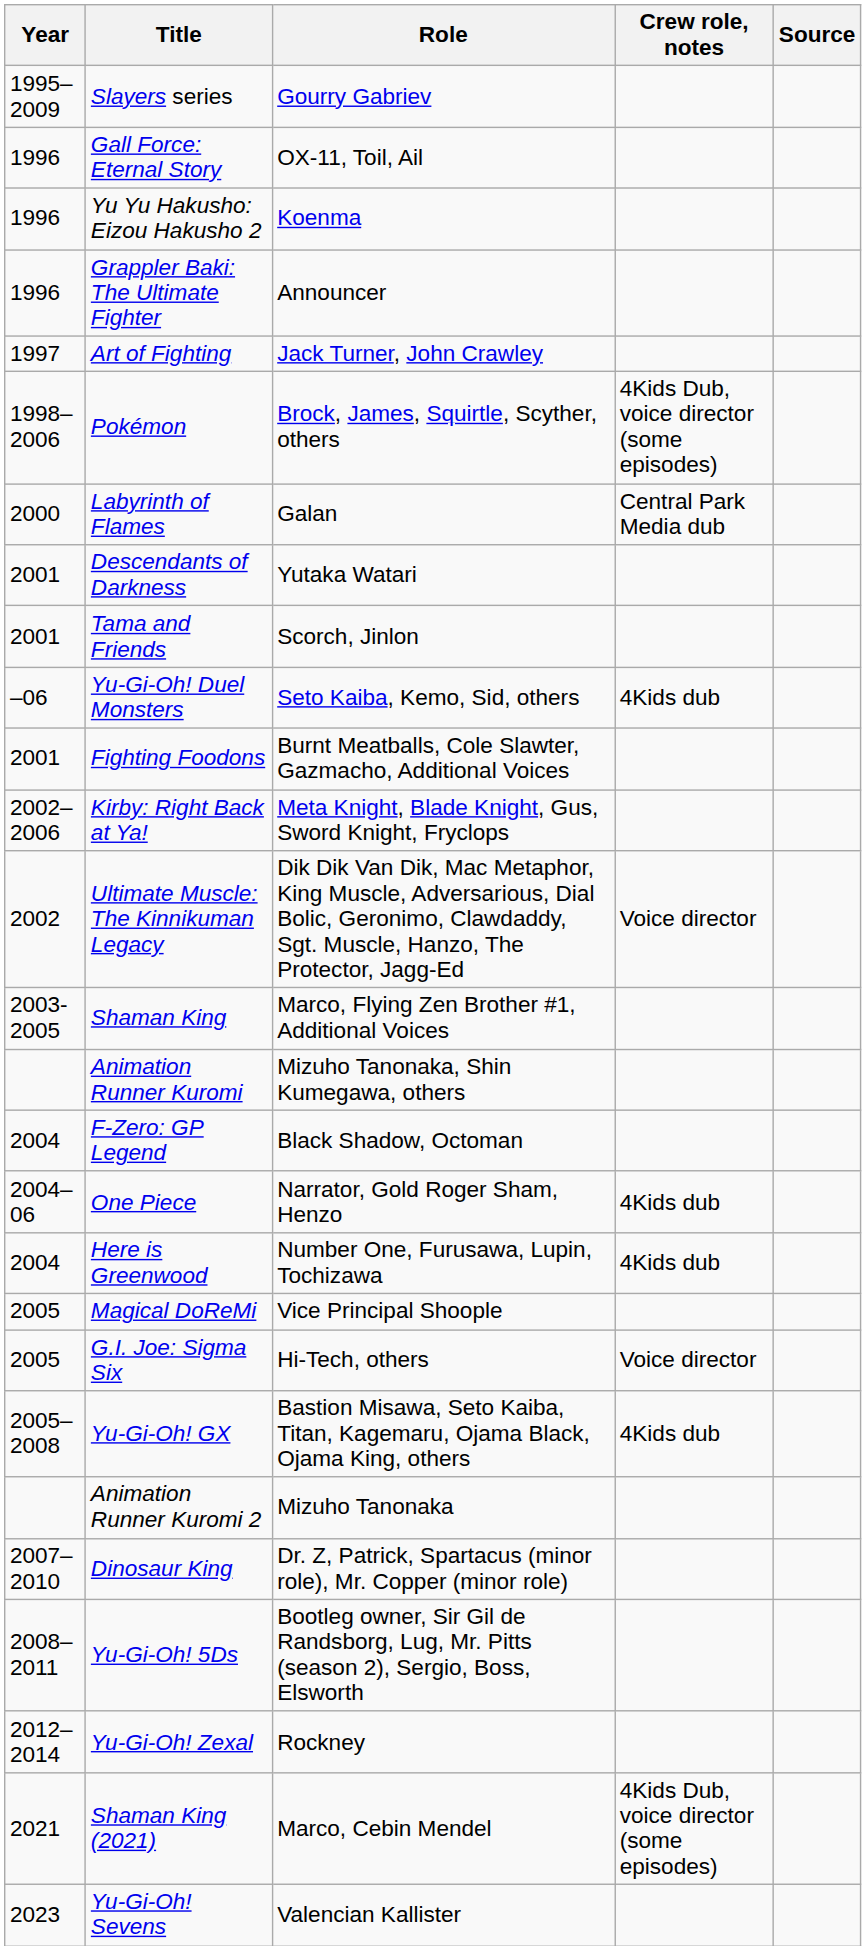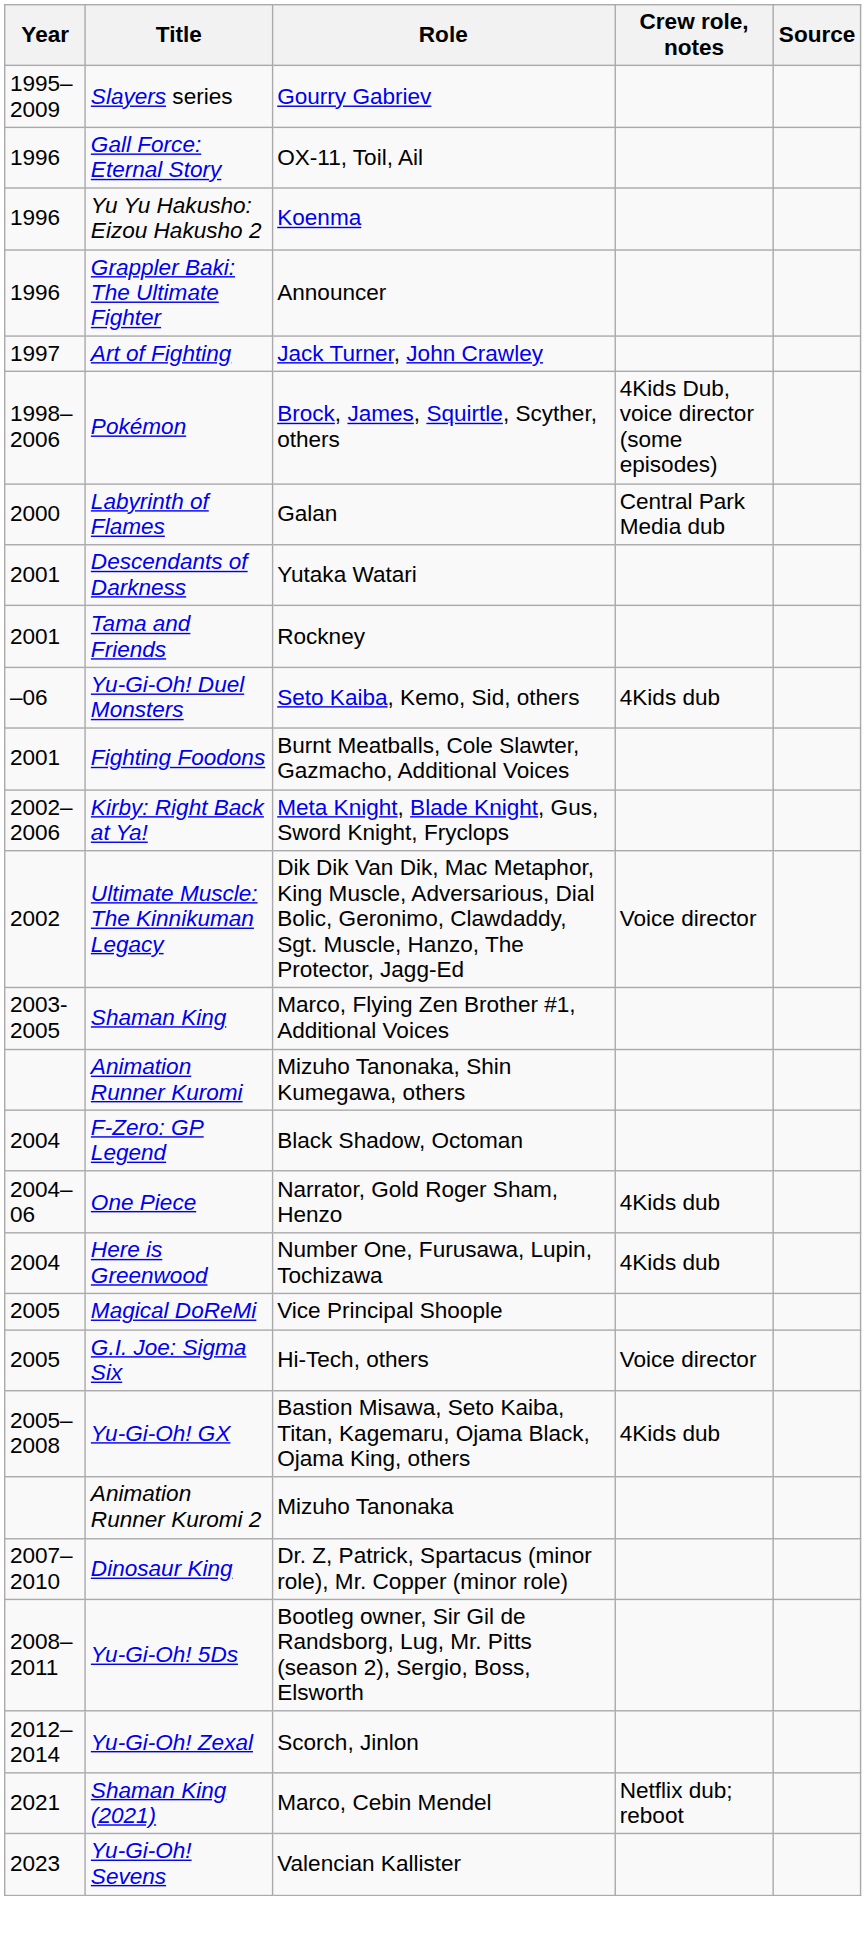(348, 636) Scorch, Jinlon -> (321, 636) Rockney
(321, 1741) Rockney -> (348, 1741) Scorch, Jinlon
(687, 1828) 4Kids Dub, voice director (some episodes) -> (676, 1802) Netflix dub; reboot
